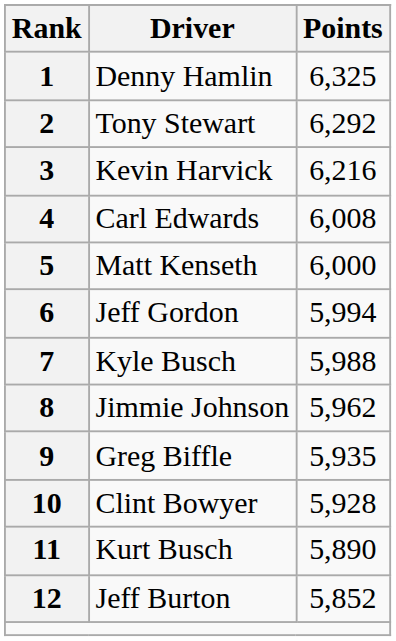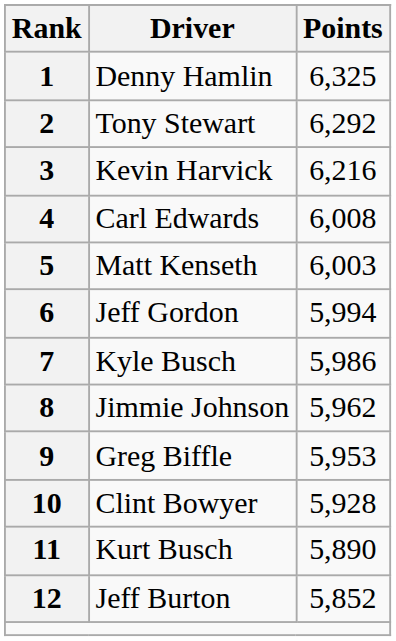(343, 265) 6,000 -> (343, 265) 6,003
(343, 360) 5,988 -> (343, 360) 5,986
(343, 455) 5,935 -> (343, 455) 5,953
